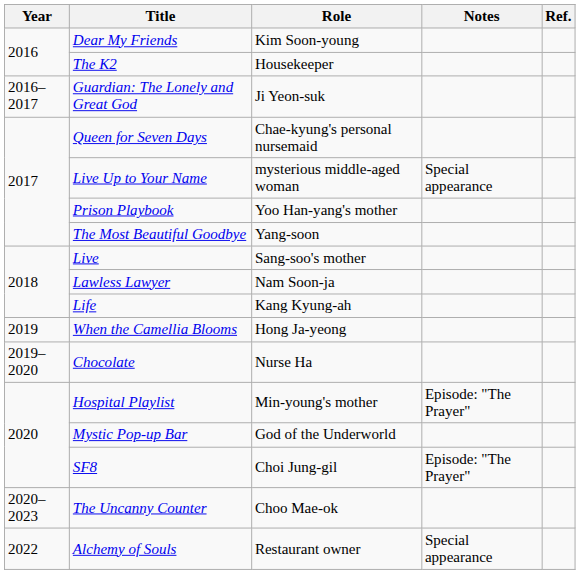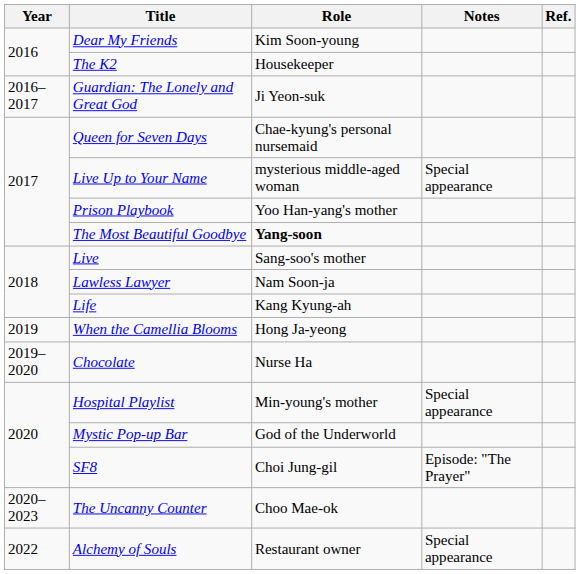(287, 234) normal -> (288, 234) bold
(468, 402) Episode: "The Prayer" -> (459, 402) Special appearance
